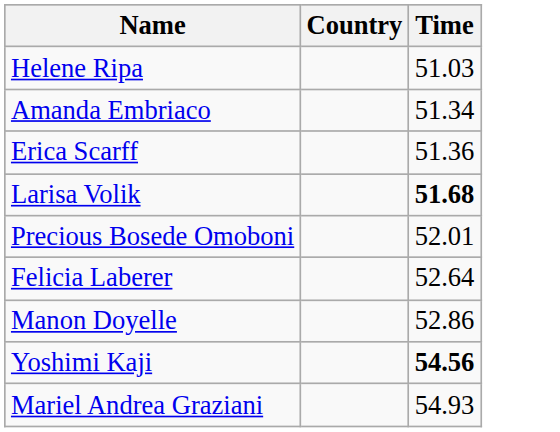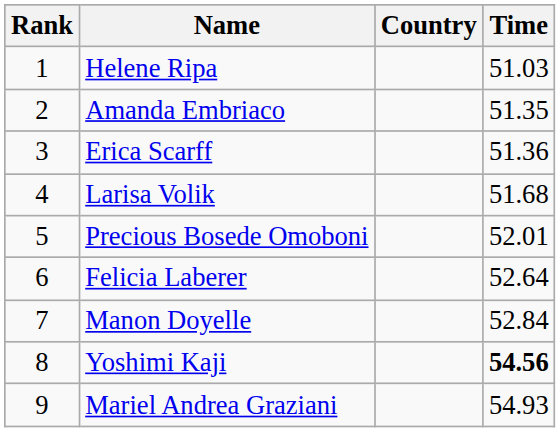+ column: (42, 25)
(445, 109) 51.34 -> (519, 109) 51.35
(445, 194) bold -> (519, 194) normal
(445, 320) 52.86 -> (519, 320) 52.84
